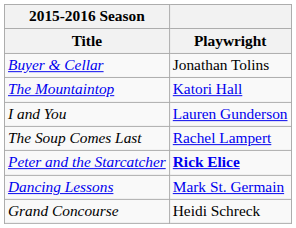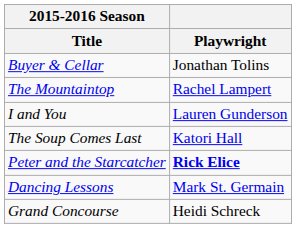(208, 89) Katori Hall -> (222, 89) Rachel Lampert
(222, 138) Rachel Lampert -> (208, 138) Katori Hall
